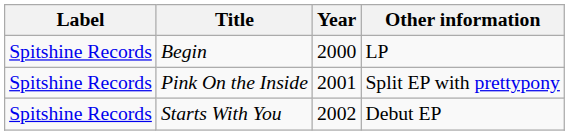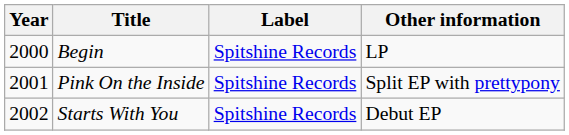columns swapped: (337, 20) <-> (80, 20)
